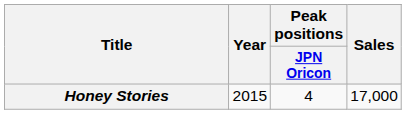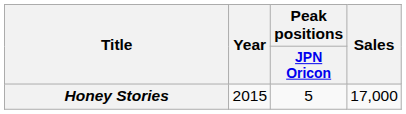(309, 96) 4 -> (309, 96) 5
